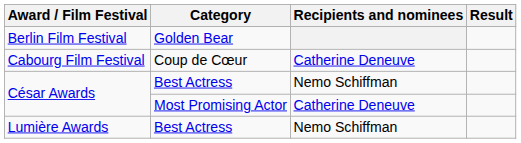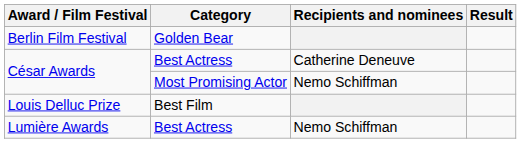- row: (76, 60)
(345, 82) Nemo Schiffman -> (354, 60) Catherine Deneuve
(354, 104) Catherine Deneuve -> (345, 82) Nemo Schiffman
+ row: (64, 104)
